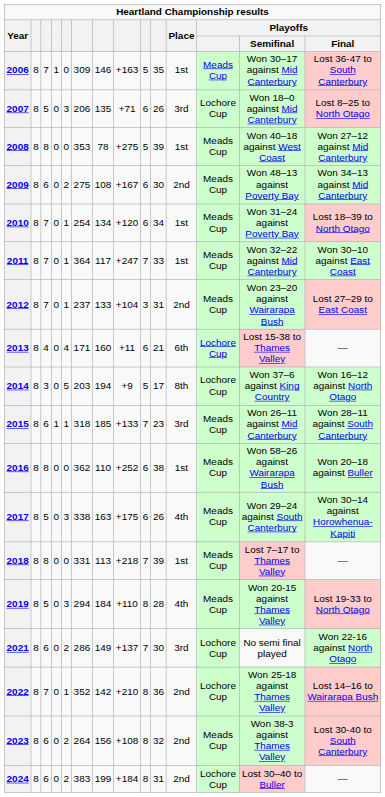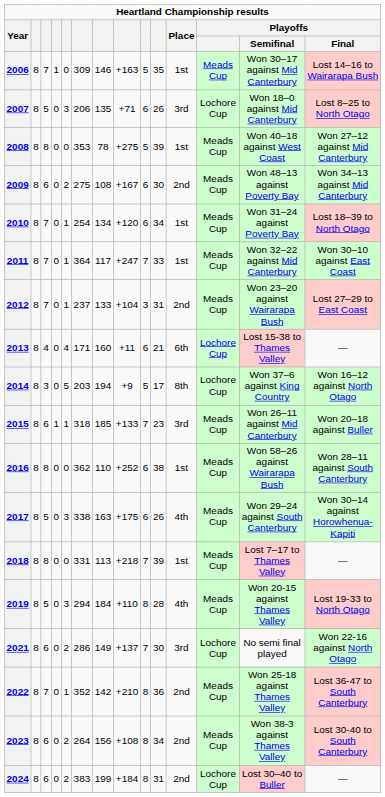(343, 70) Lost 36-47 to South Canterbury -> (343, 70) Lost 14–16 to Wairarapa Bush
(343, 424) Won 28–11 against South Canterbury -> (343, 424) Won 20–18 against Buller
(343, 467) Won 20–18 against Buller -> (343, 467) Won 28–11 against South Canterbury
(218, 691) Lochore Cup -> (218, 691) Meads Cup
(343, 691) Lost 14–16 to Wairarapa Bush -> (343, 691) Lost 36-47 to South Canterbury
(158, 740) 32 -> (158, 740) 34
